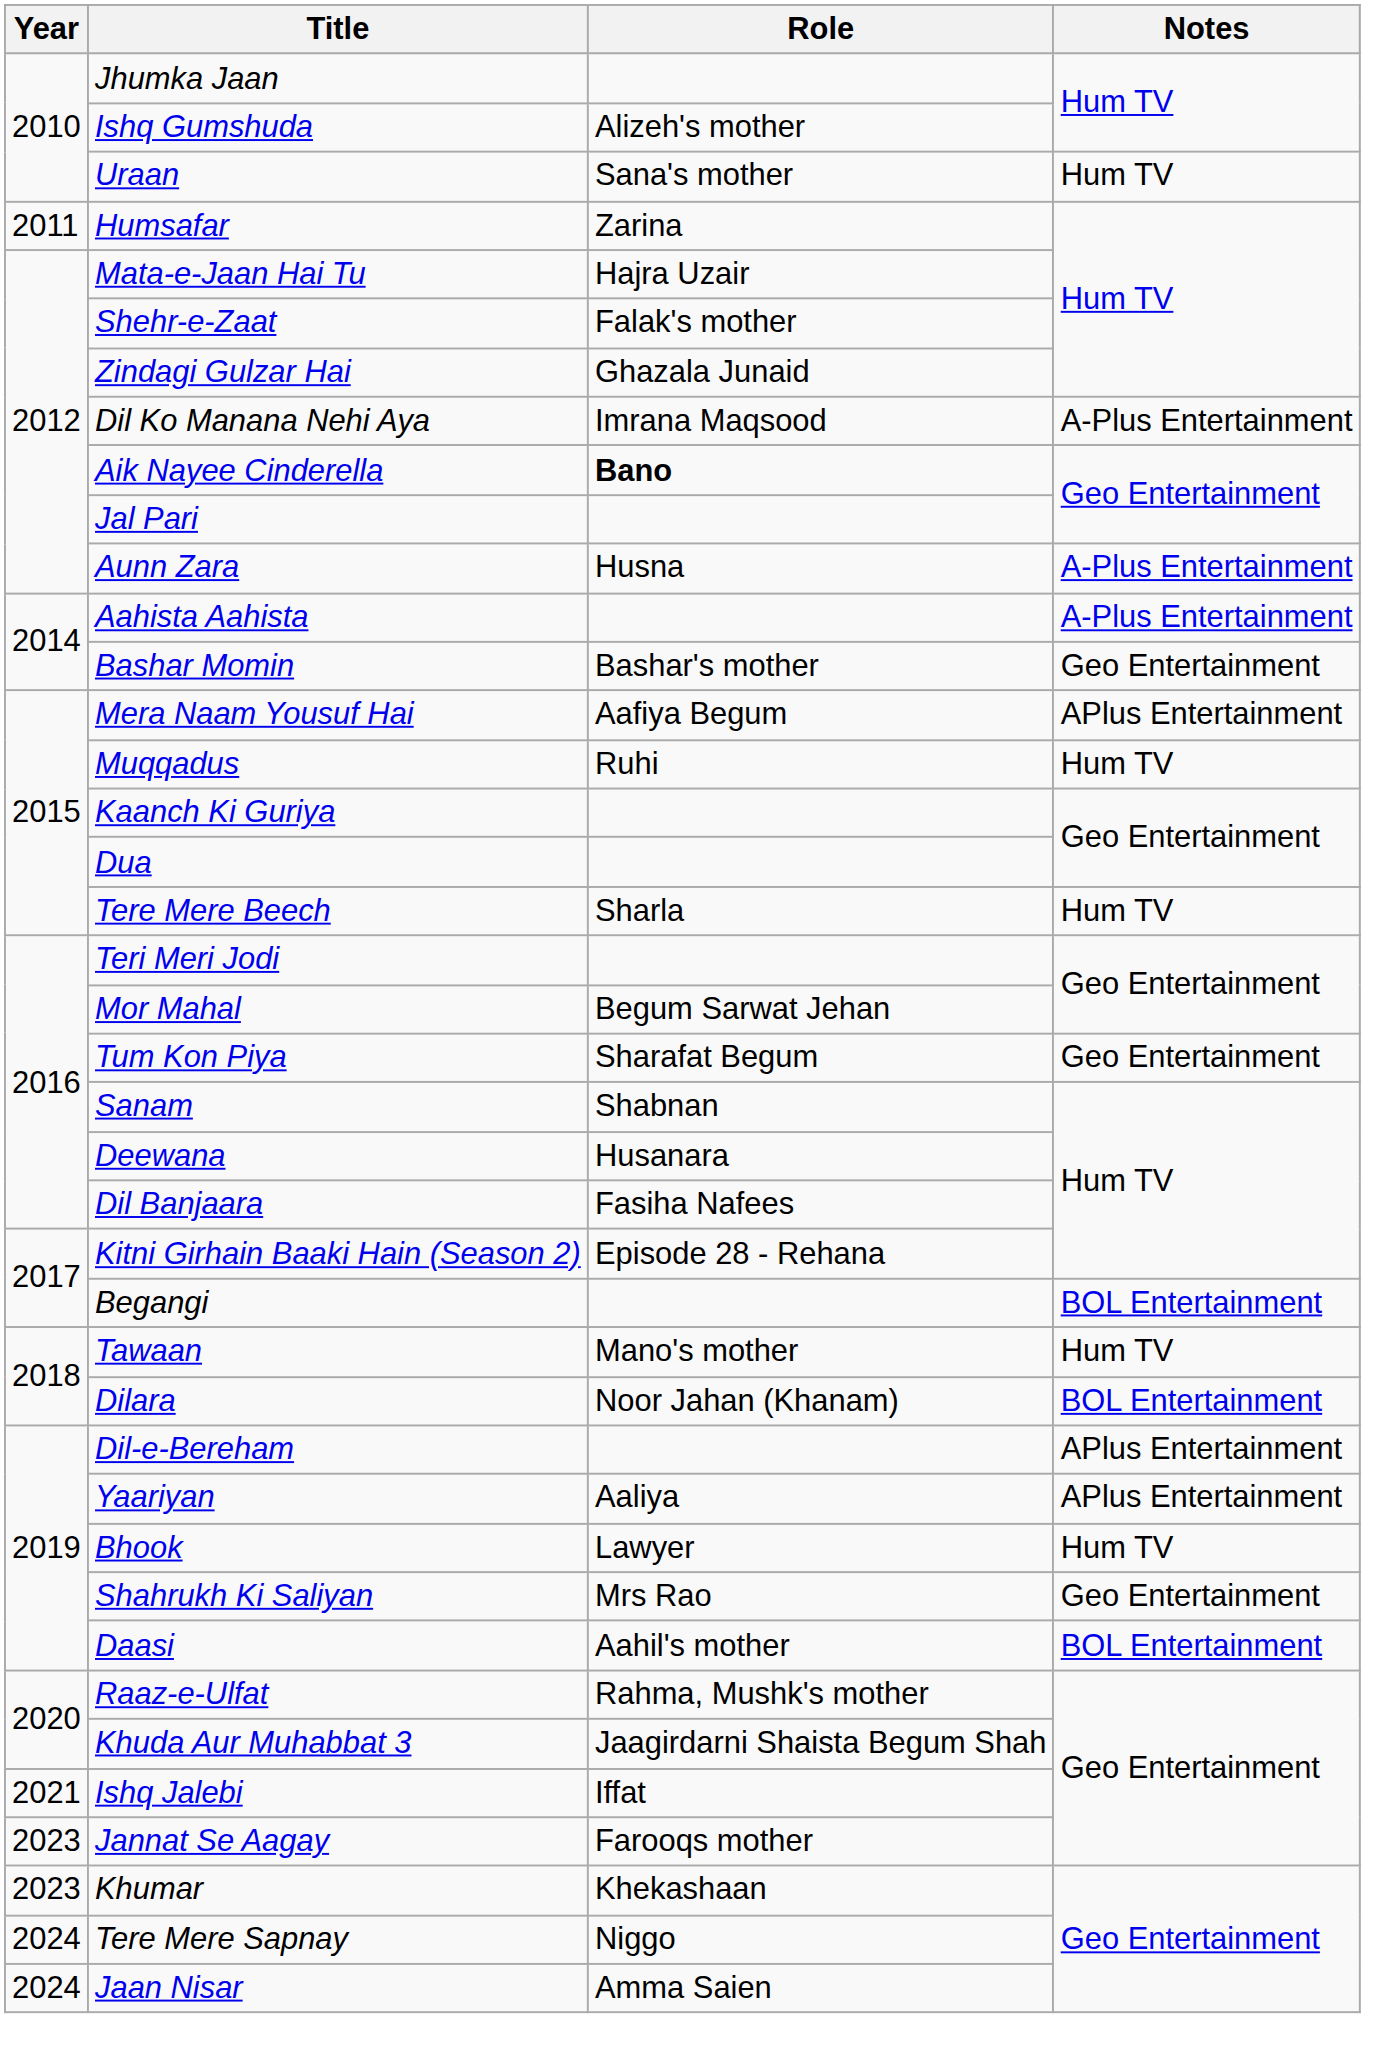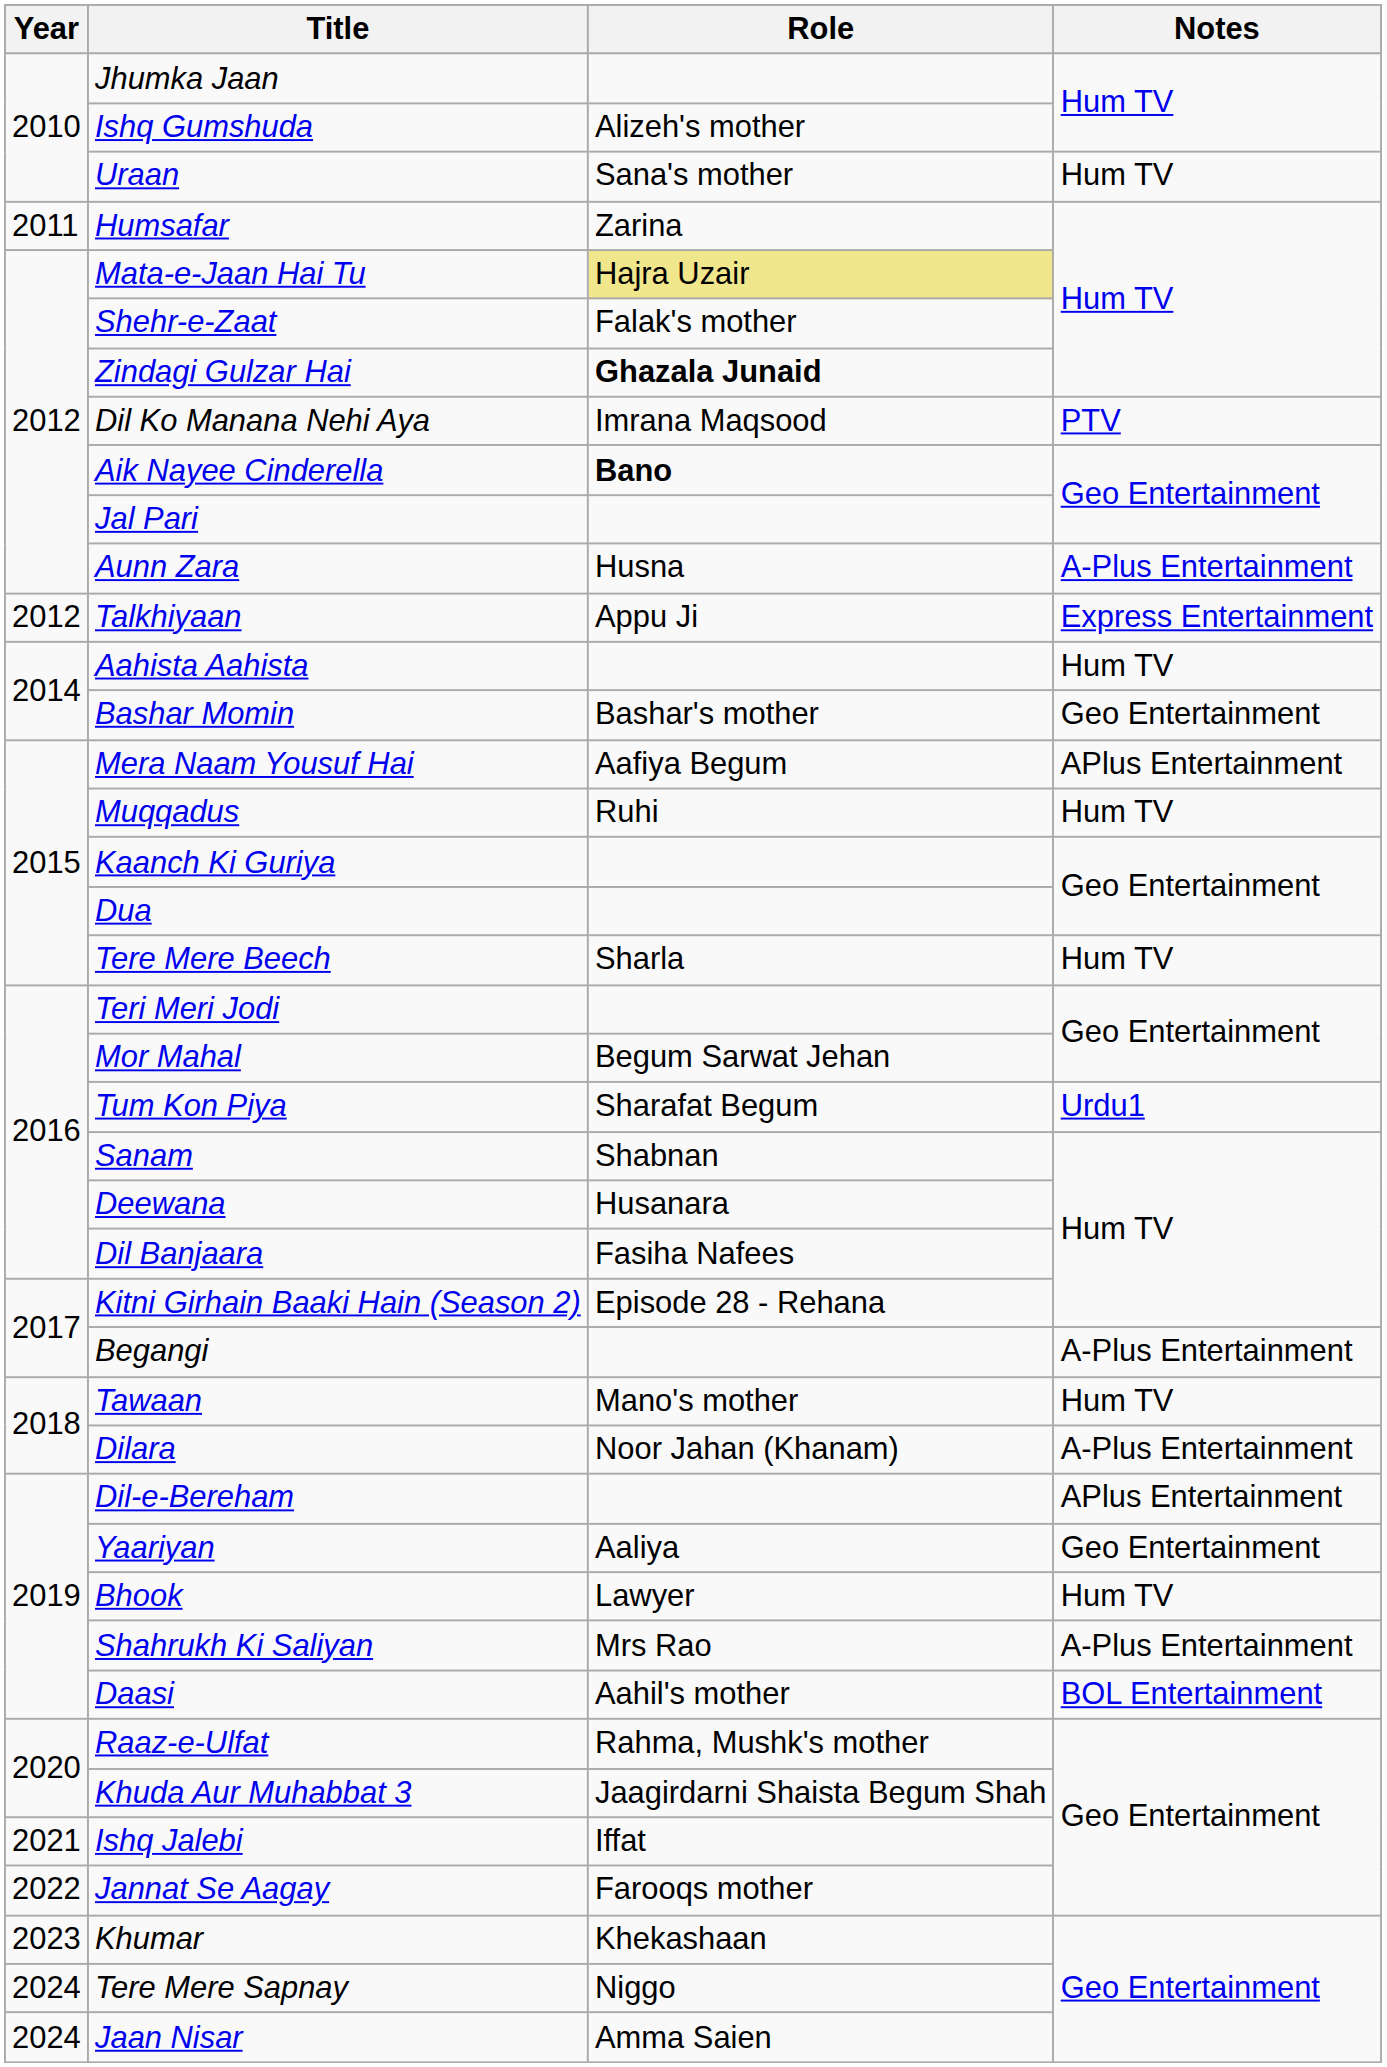(672, 273) no background -> (672, 273) khaki background
(702, 371) normal -> (708, 371) bold
(1207, 420) A-Plus Entertainment -> (1091, 420) PTV
+ row: (168, 616)
(1207, 616) A-Plus Entertainment -> (1117, 665) Hum TV
(1190, 1057) Geo Entertainment -> (1103, 1106) Urdu1
(1191, 1302) BOL Entertainment -> (1207, 1351) A-Plus Entertainment
(1191, 1400) BOL Entertainment -> (1207, 1449) A-Plus Entertainment
(1201, 1498) APlus Entertainment -> (1190, 1547) Geo Entertainment
(1190, 1596) Geo Entertainment -> (1207, 1645) A-Plus Entertainment
(46, 1841) 2023 -> (46, 1889) 2022
